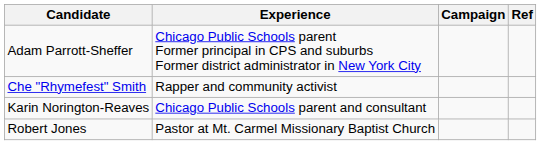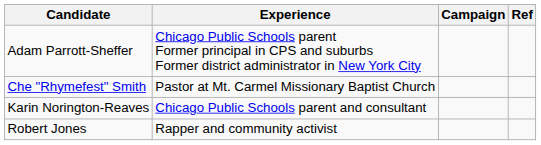(246, 87) Rapper and community activist -> (295, 87) Pastor at Mt. Carmel Missionary Baptist Church
(295, 129) Pastor at Mt. Carmel Missionary Baptist Church -> (246, 129) Rapper and community activist
